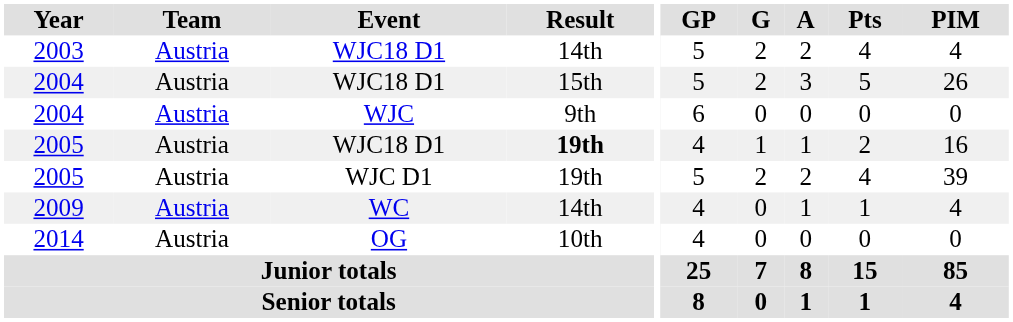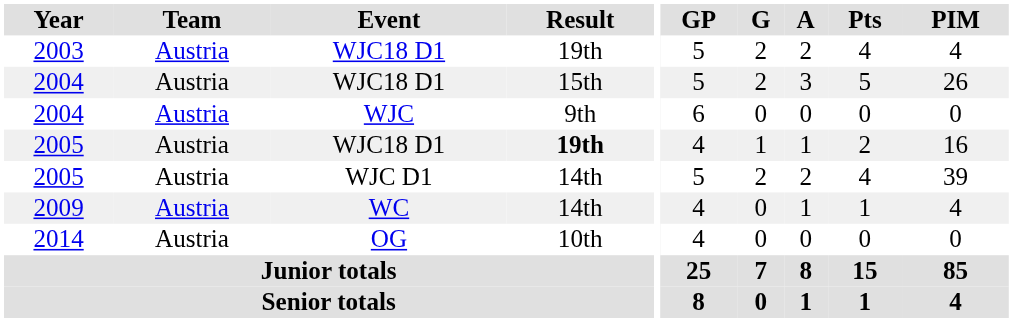(580, 50) 14th -> (580, 50) 19th
(580, 176) 19th -> (580, 176) 14th
